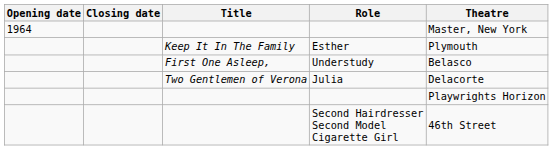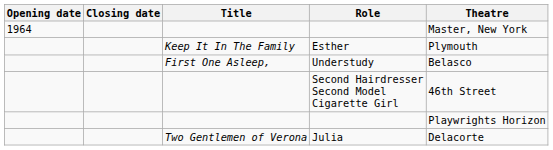rows swapped: (44, 80) <-> (44, 125)
